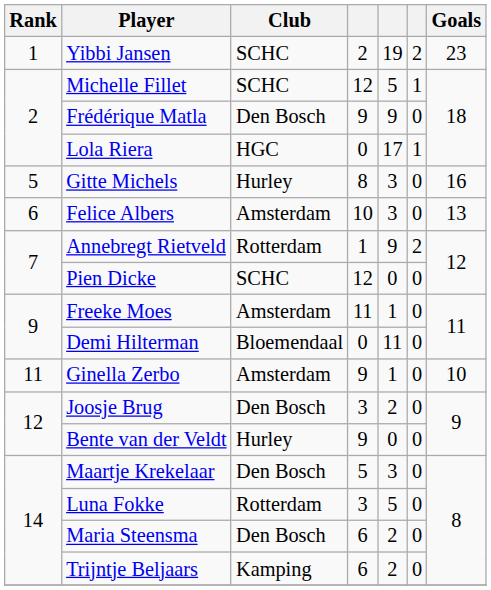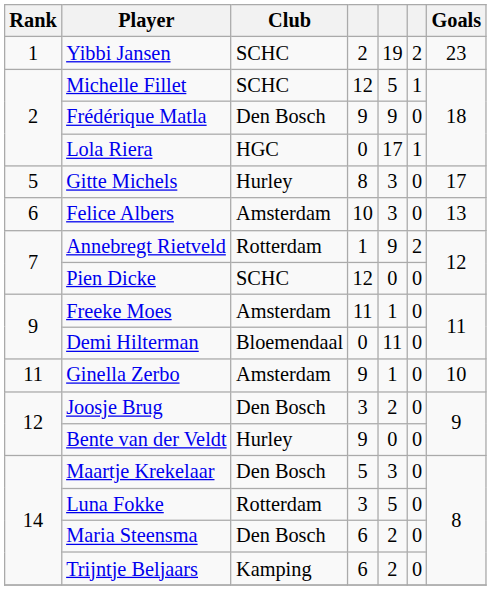(456, 181) 16 -> (456, 181) 17
